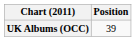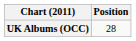(111, 28) 39 -> (111, 28) 28
